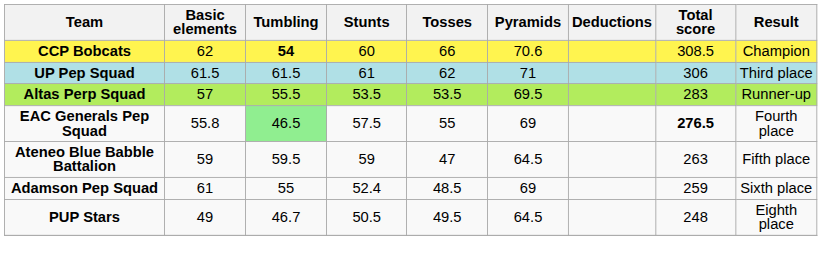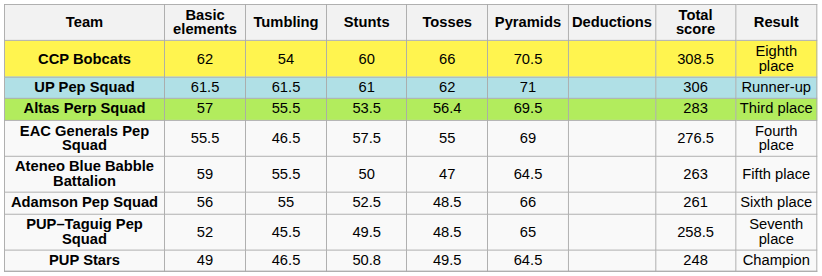(286, 51) bold -> (286, 58) normal
(528, 51) 70.6 -> (528, 58) 70.5
(776, 51) Champion -> (776, 58) Eighth place
(776, 72) Third place -> (776, 87) Runner-up
(447, 94) 53.5 -> (447, 109) 56.4
(776, 94) Runner-up -> (776, 109) Third place
(205, 123) 55.8 -> (205, 138) 55.5
(286, 123) lightgreen background -> (286, 138) no background
(696, 123) bold -> (696, 138) normal
(286, 159) 59.5 -> (286, 174) 55.5
(367, 159) 59 -> (367, 174) 50
(205, 188) 61 -> (205, 203) 56
(367, 188) 52.4 -> (367, 203) 52.5
(528, 188) 69 -> (528, 203) 66
(696, 188) 259 -> (696, 203) 261
+ row: (85, 232)
(286, 217) 46.7 -> (286, 260) 46.5
(367, 217) 50.5 -> (367, 260) 50.8
(776, 217) Eighth place -> (776, 260) Champion
